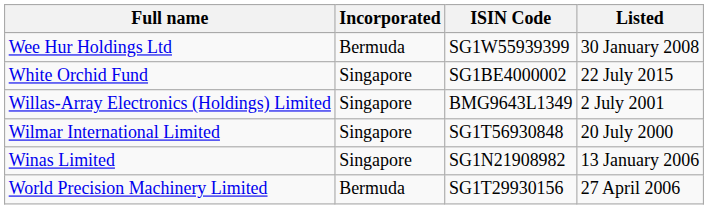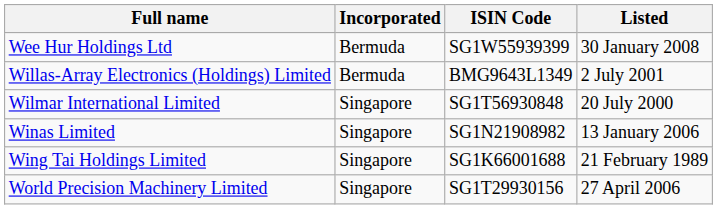- row: (78, 75)
(376, 103) Singapore -> (372, 75) Bermuda
+ row: (107, 160)
(372, 189) Bermuda -> (376, 189) Singapore
